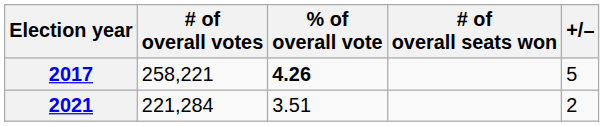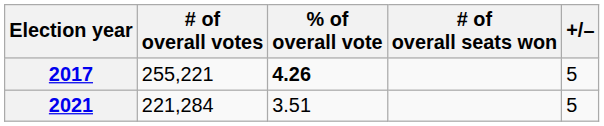(178, 74) 258,221 -> (178, 74) 255,221
(572, 105) 2 -> (572, 105) 5
